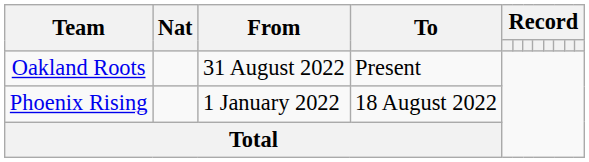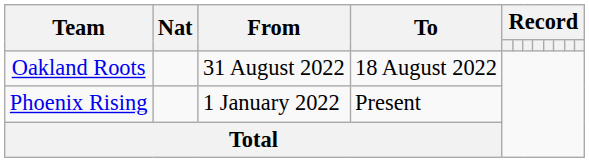(388, 68) Present -> (426, 68) 18 August 2022
(426, 103) 18 August 2022 -> (388, 103) Present
